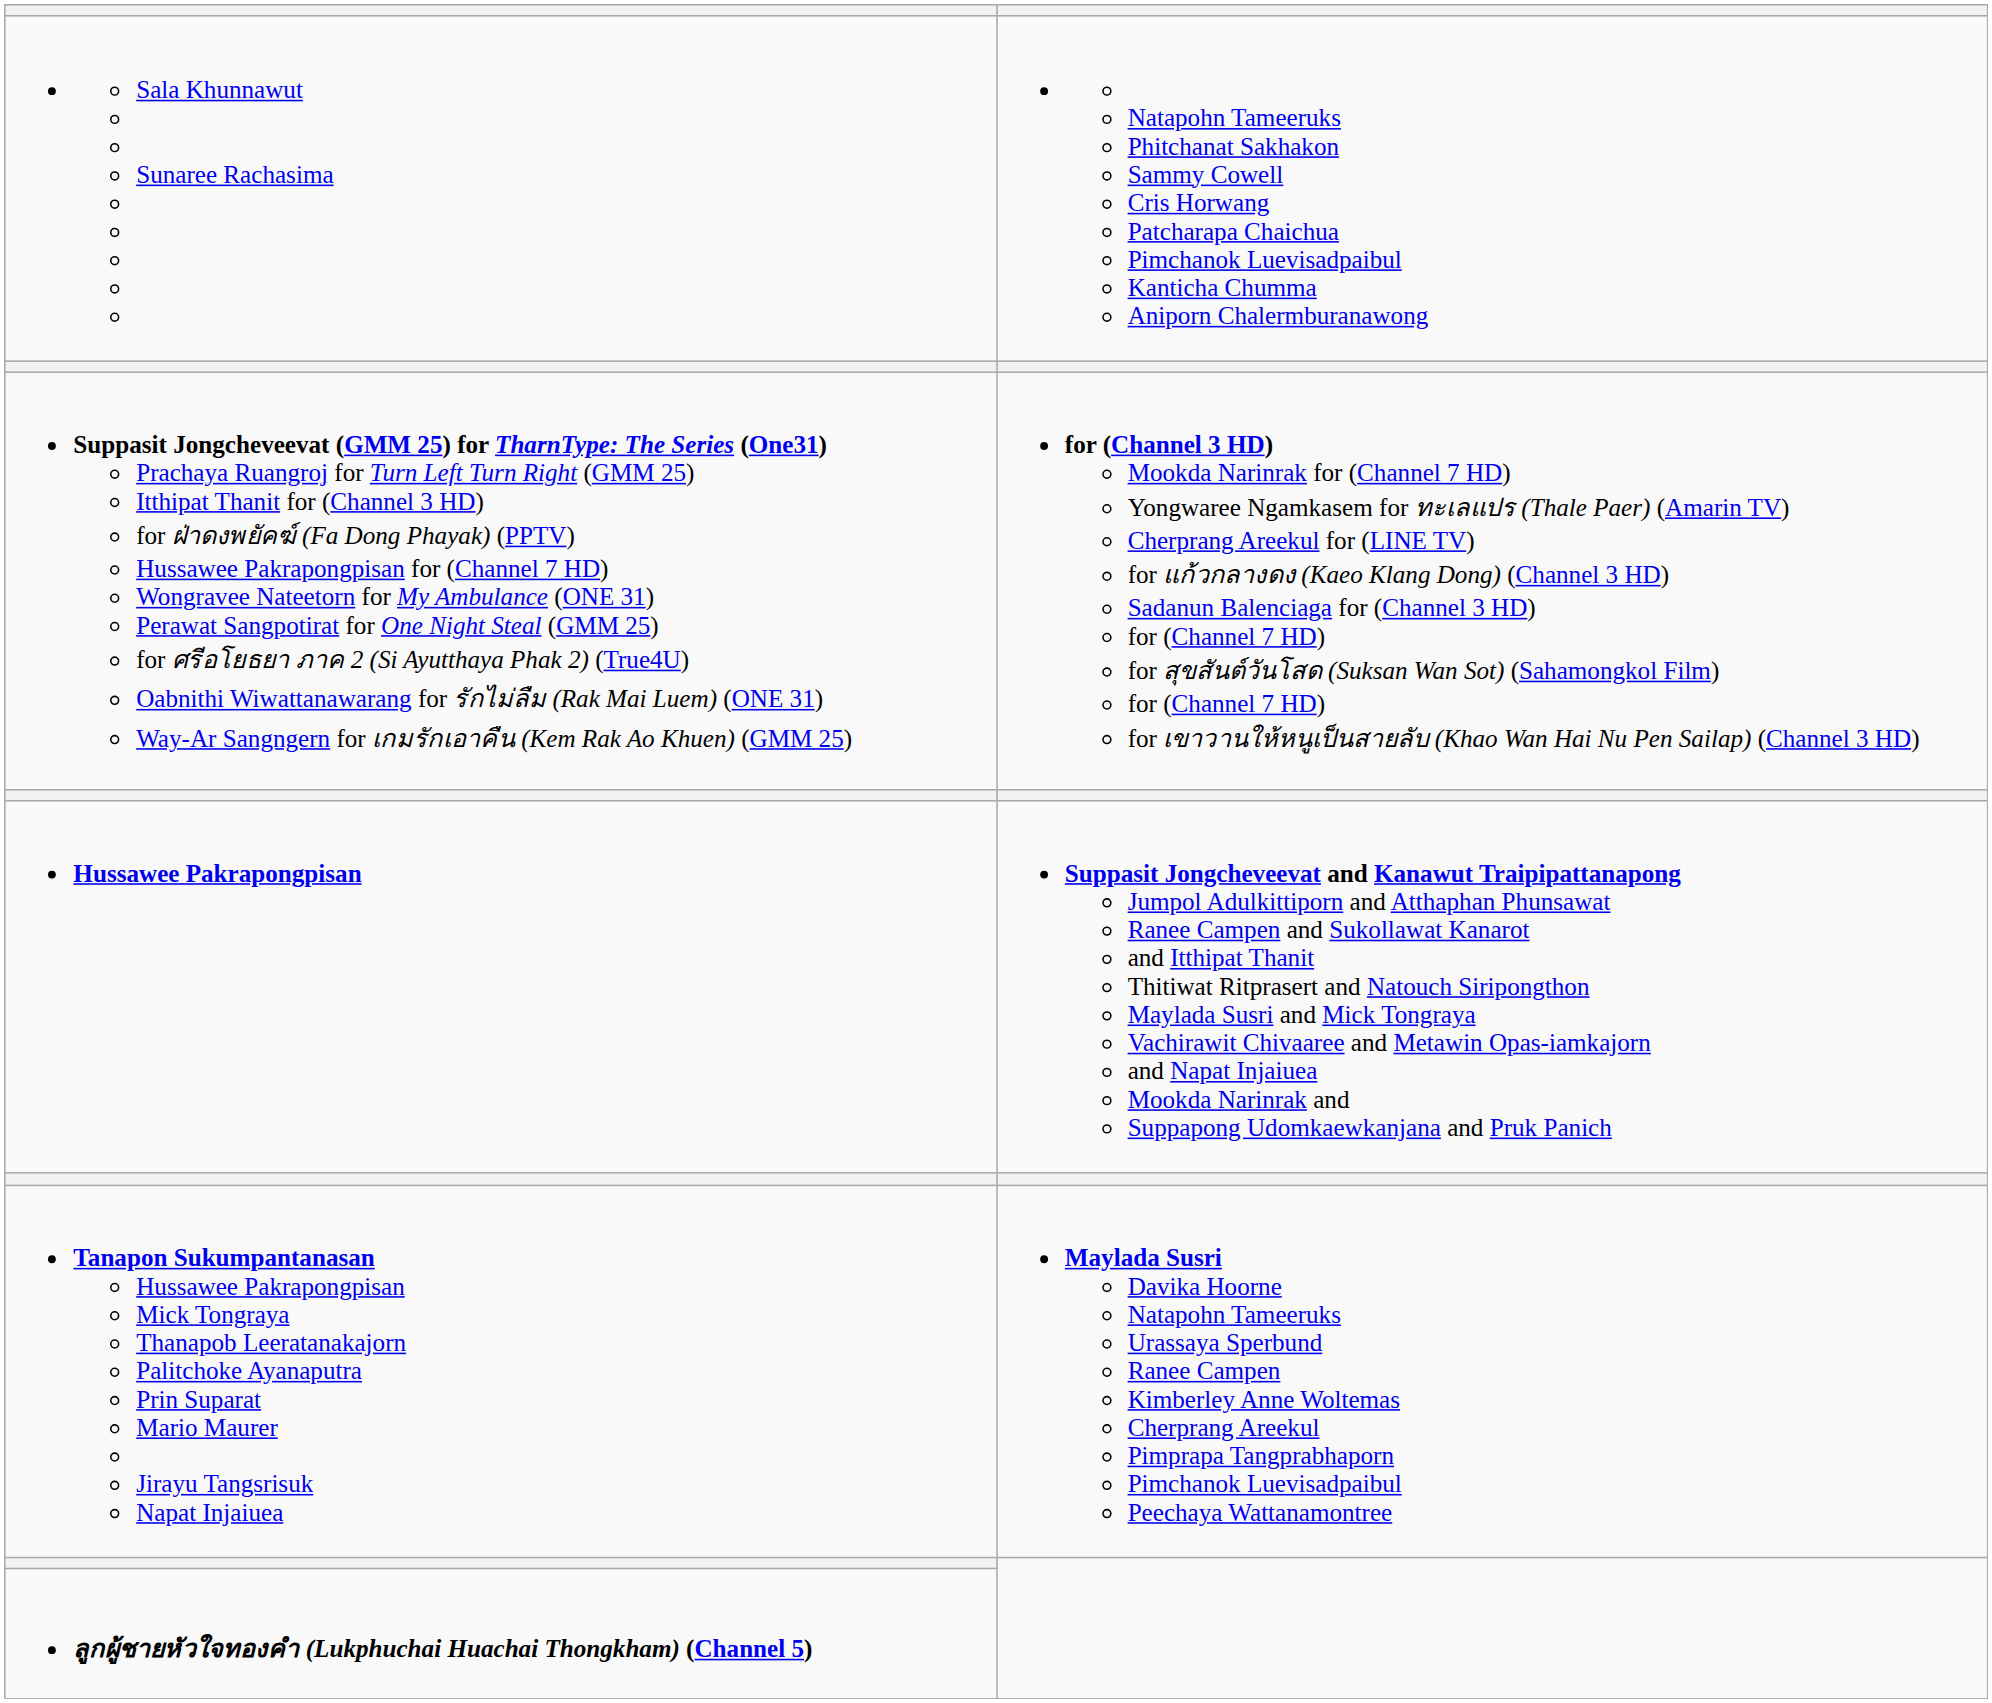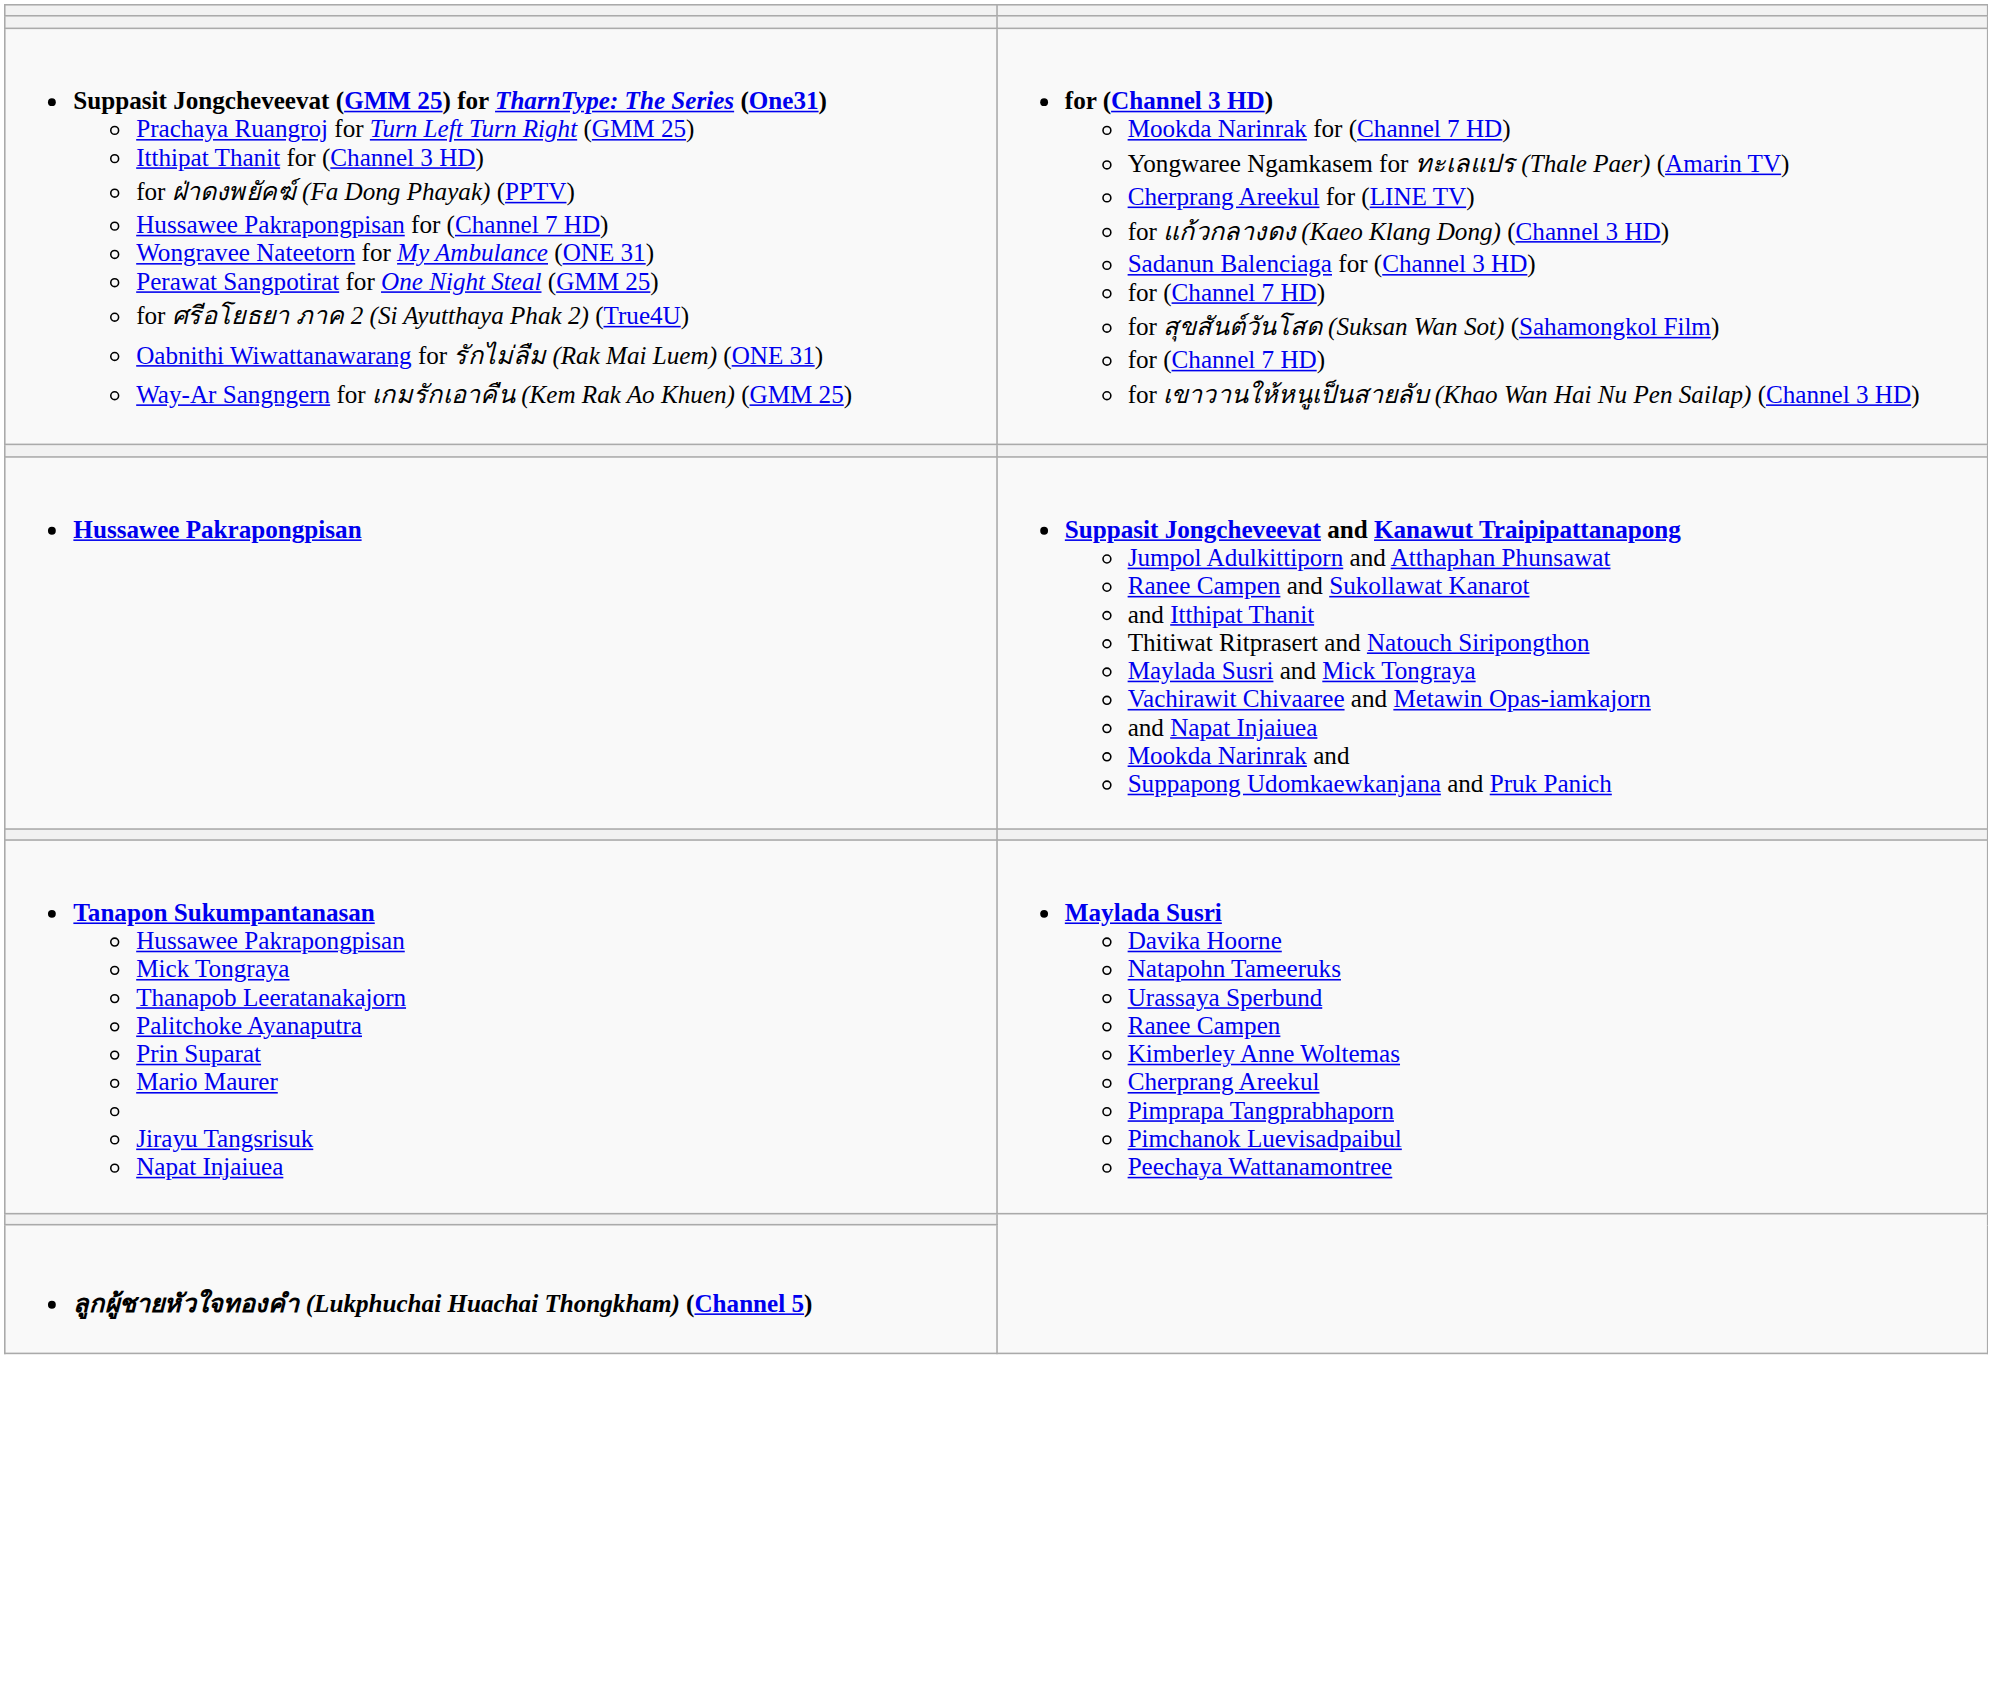- row: (501, 203)
